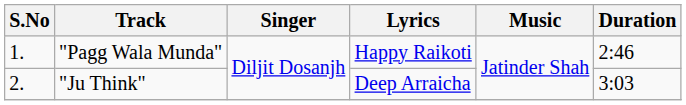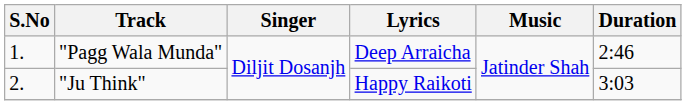(413, 52) Happy Raikoti -> (413, 52) Deep Arraicha
(413, 83) Deep Arraicha -> (413, 83) Happy Raikoti
